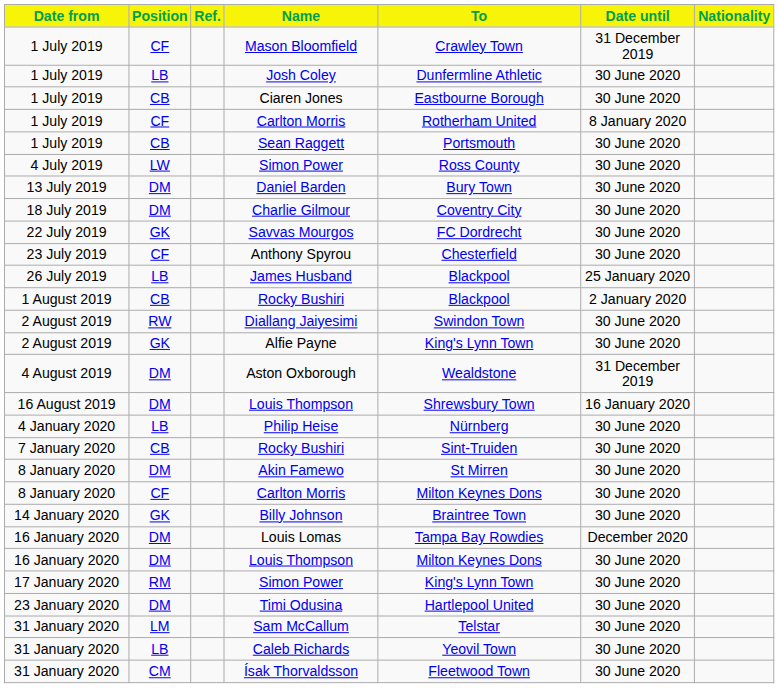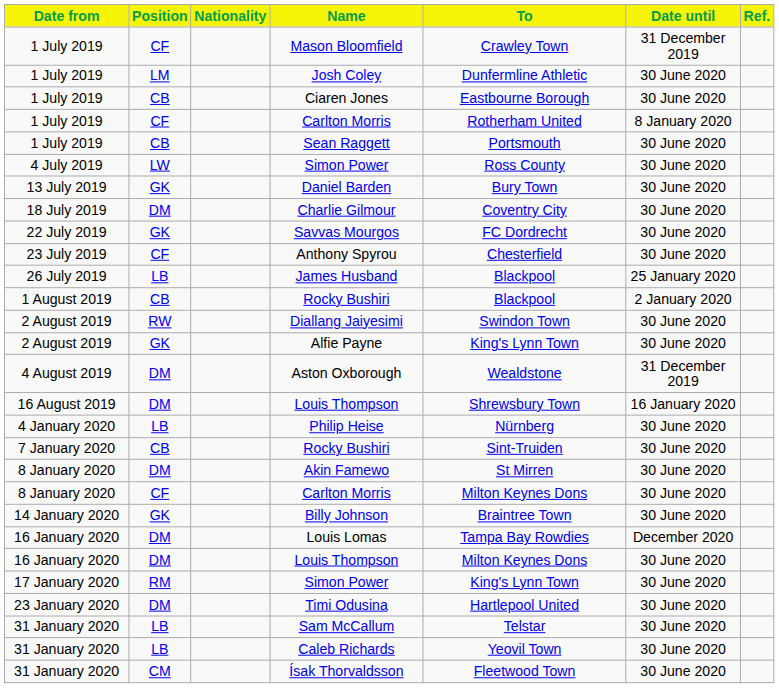columns swapped: (734, 16) <-> (208, 16)
(160, 76) LB -> (160, 76) LM
(160, 188) DM -> (160, 188) GK
(160, 627) LM -> (160, 627) LB
